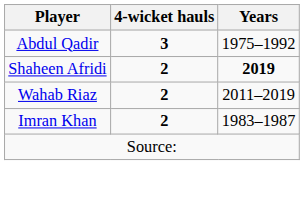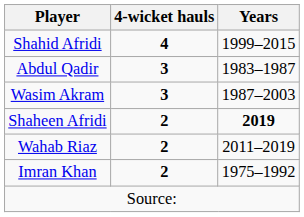+ row: (57, 43)
(259, 43) 1975–1992 -> (259, 69) 1983–1987
+ row: (57, 95)
(259, 120) 1983–1987 -> (259, 172) 1975–1992
